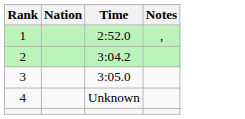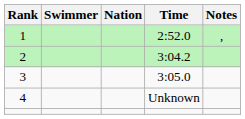+ column: (71, 14)
